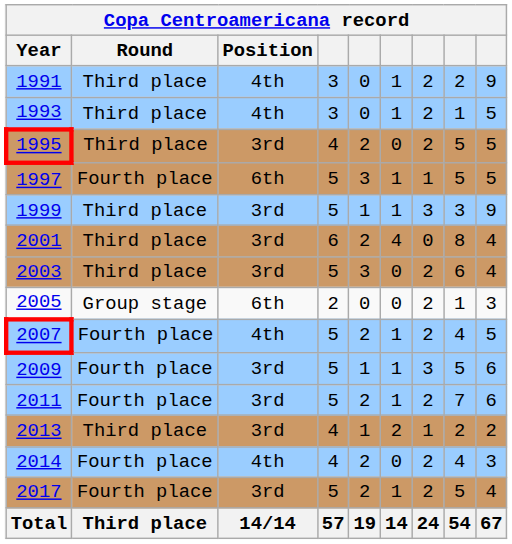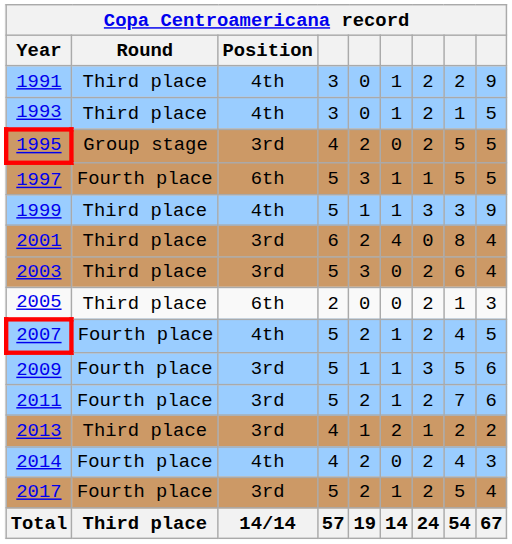(146, 146) Third place -> (146, 146) Group stage
(268, 210) 3rd -> (268, 210) 4th
(145, 303) Group stage -> (145, 303) Third place
